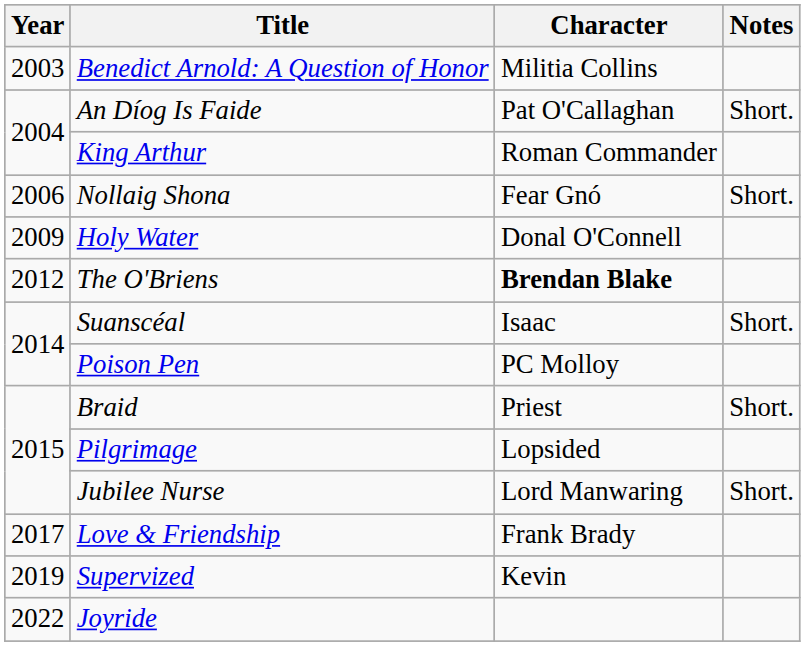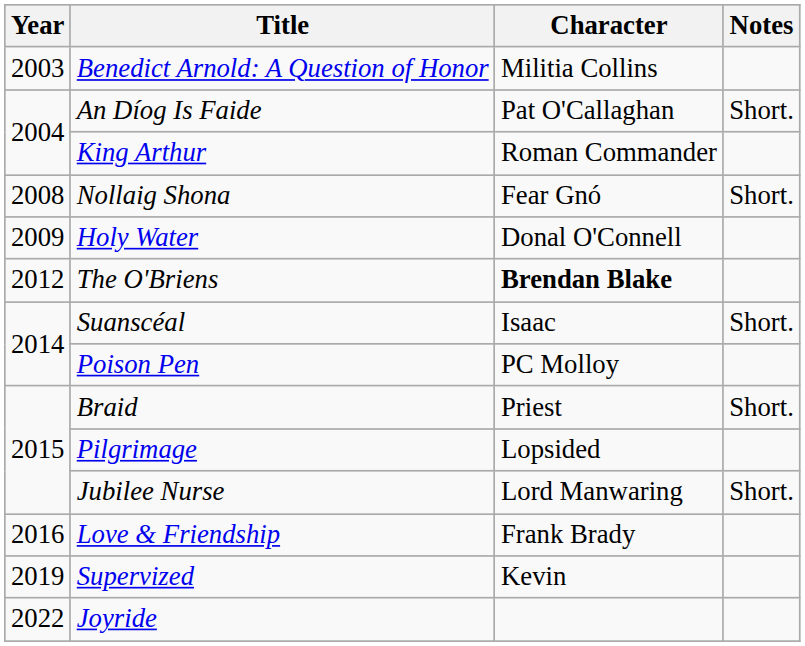(38, 195) 2006 -> (38, 195) 2008
(38, 534) 2017 -> (38, 534) 2016
